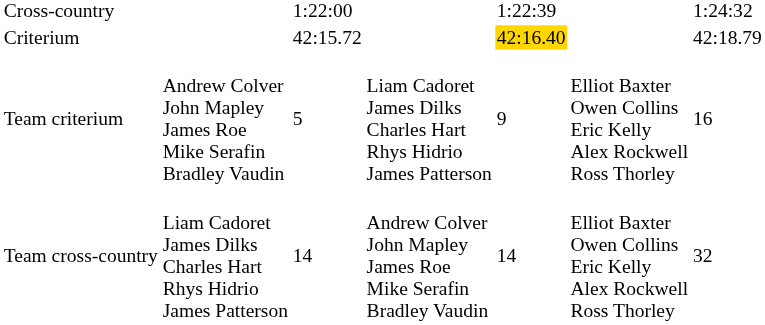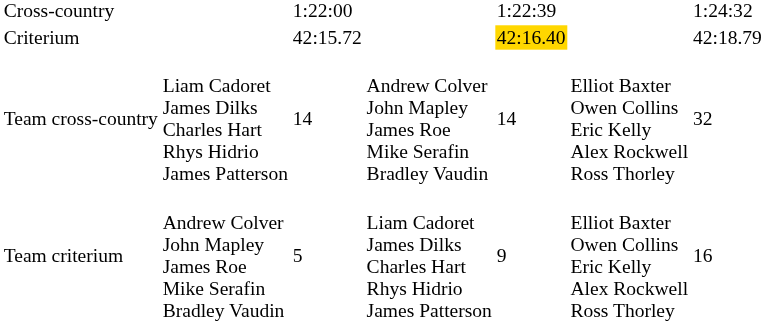rows swapped: (81, 255) <-> (63, 119)
